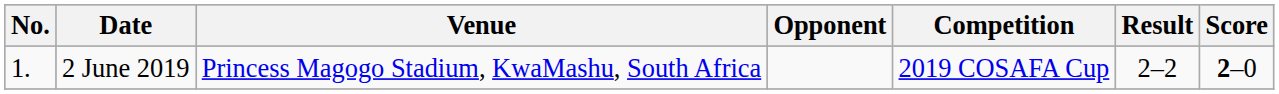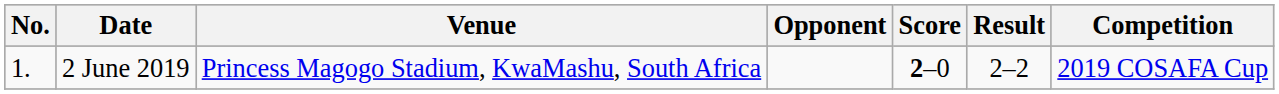columns swapped: (1237, 25) <-> (1004, 25)
